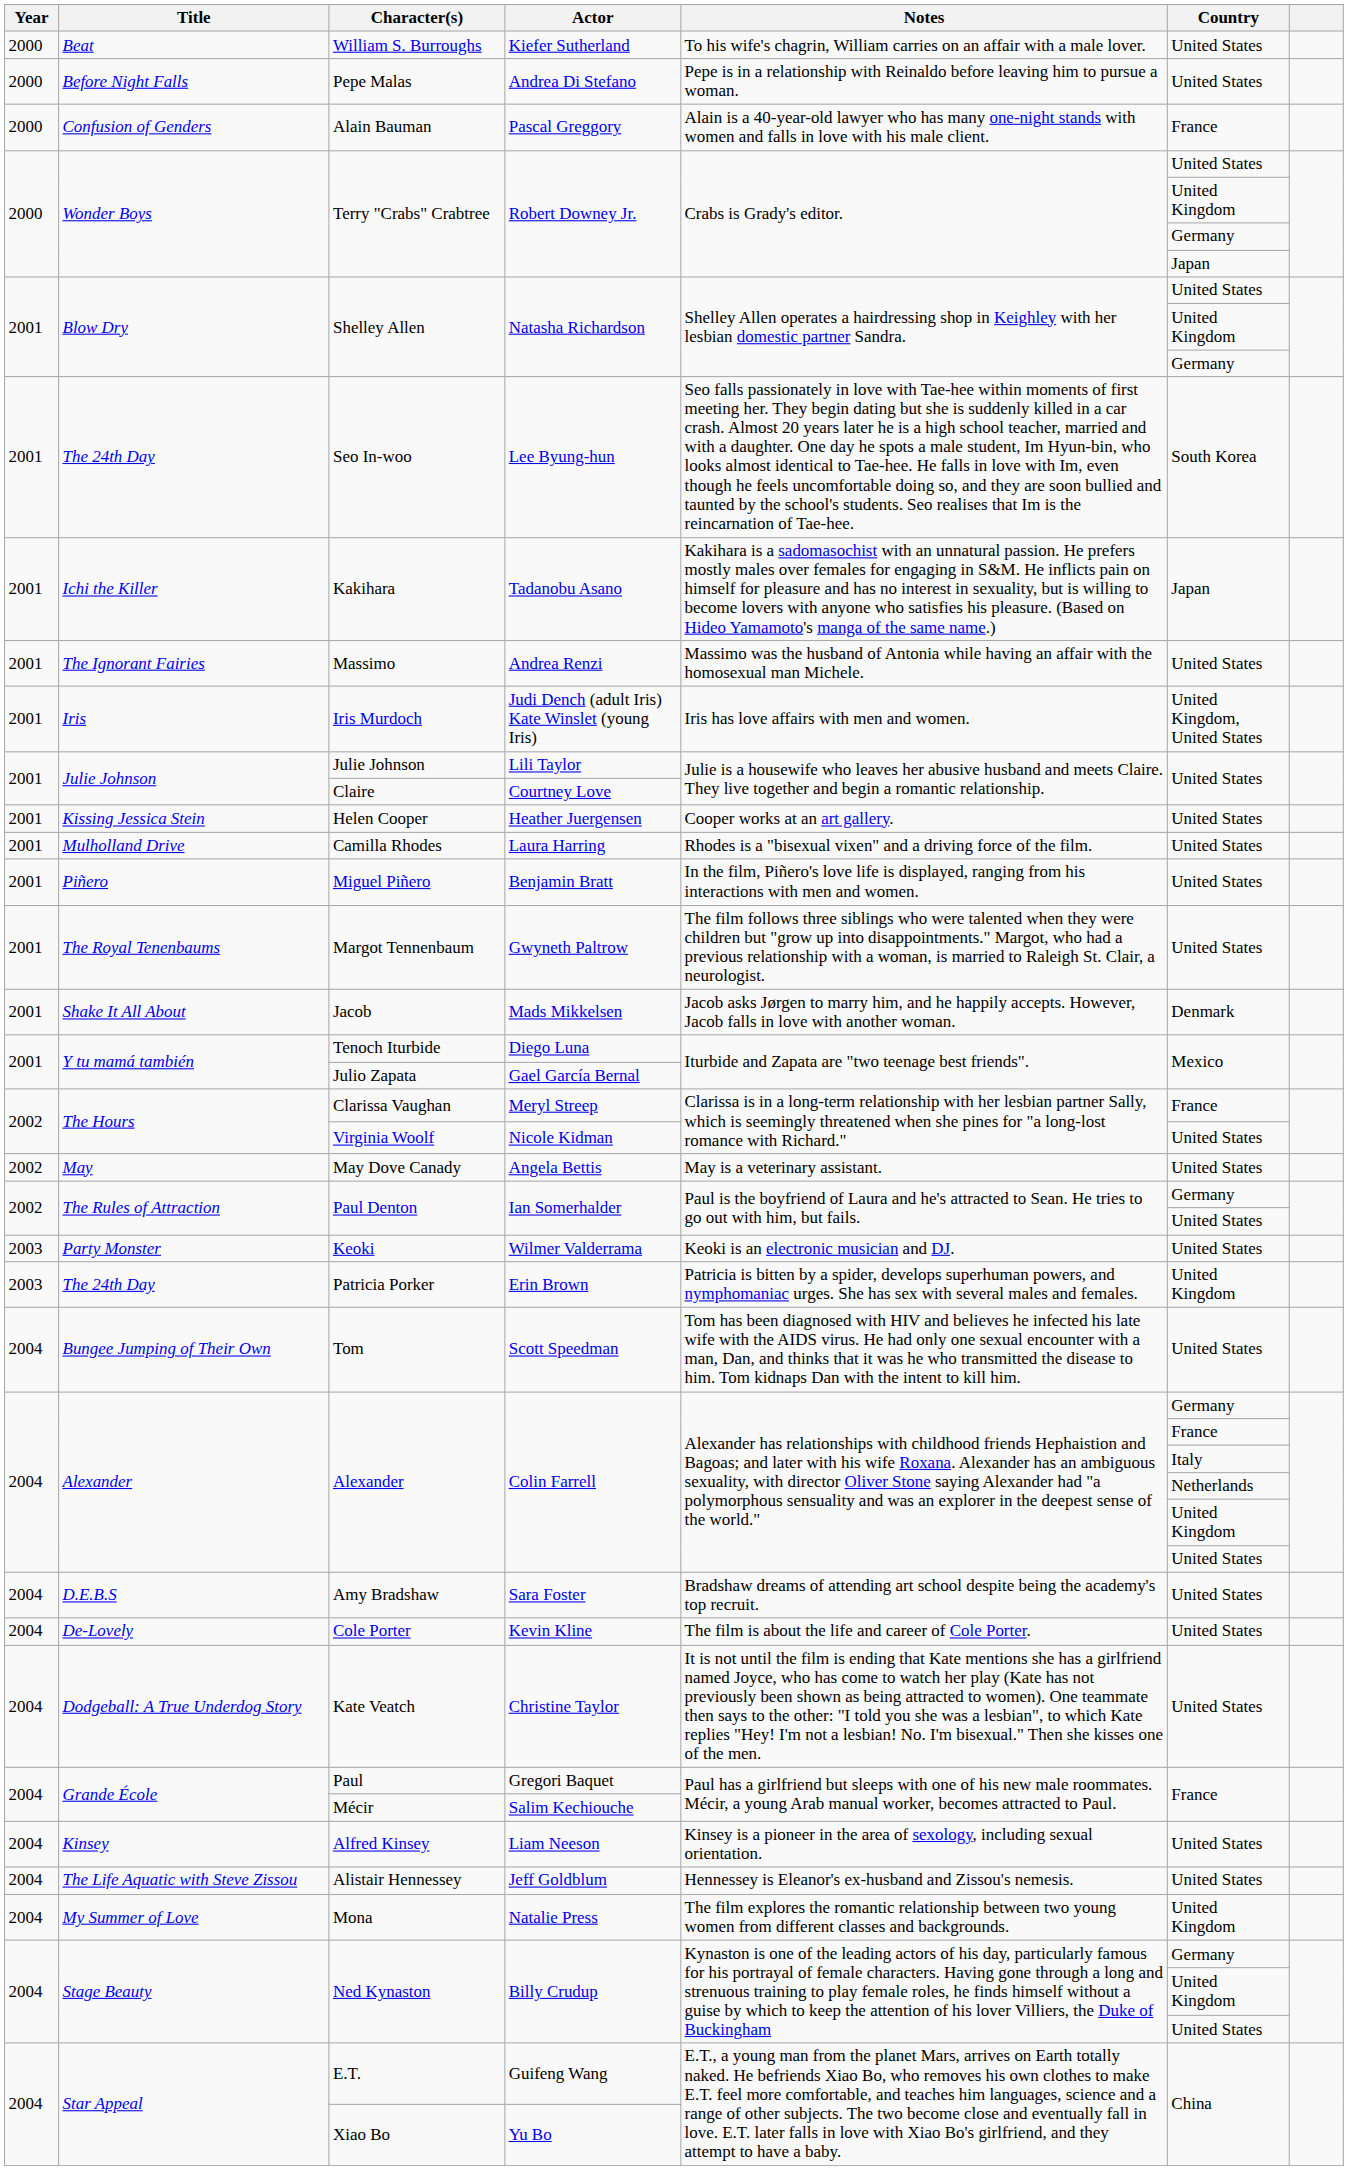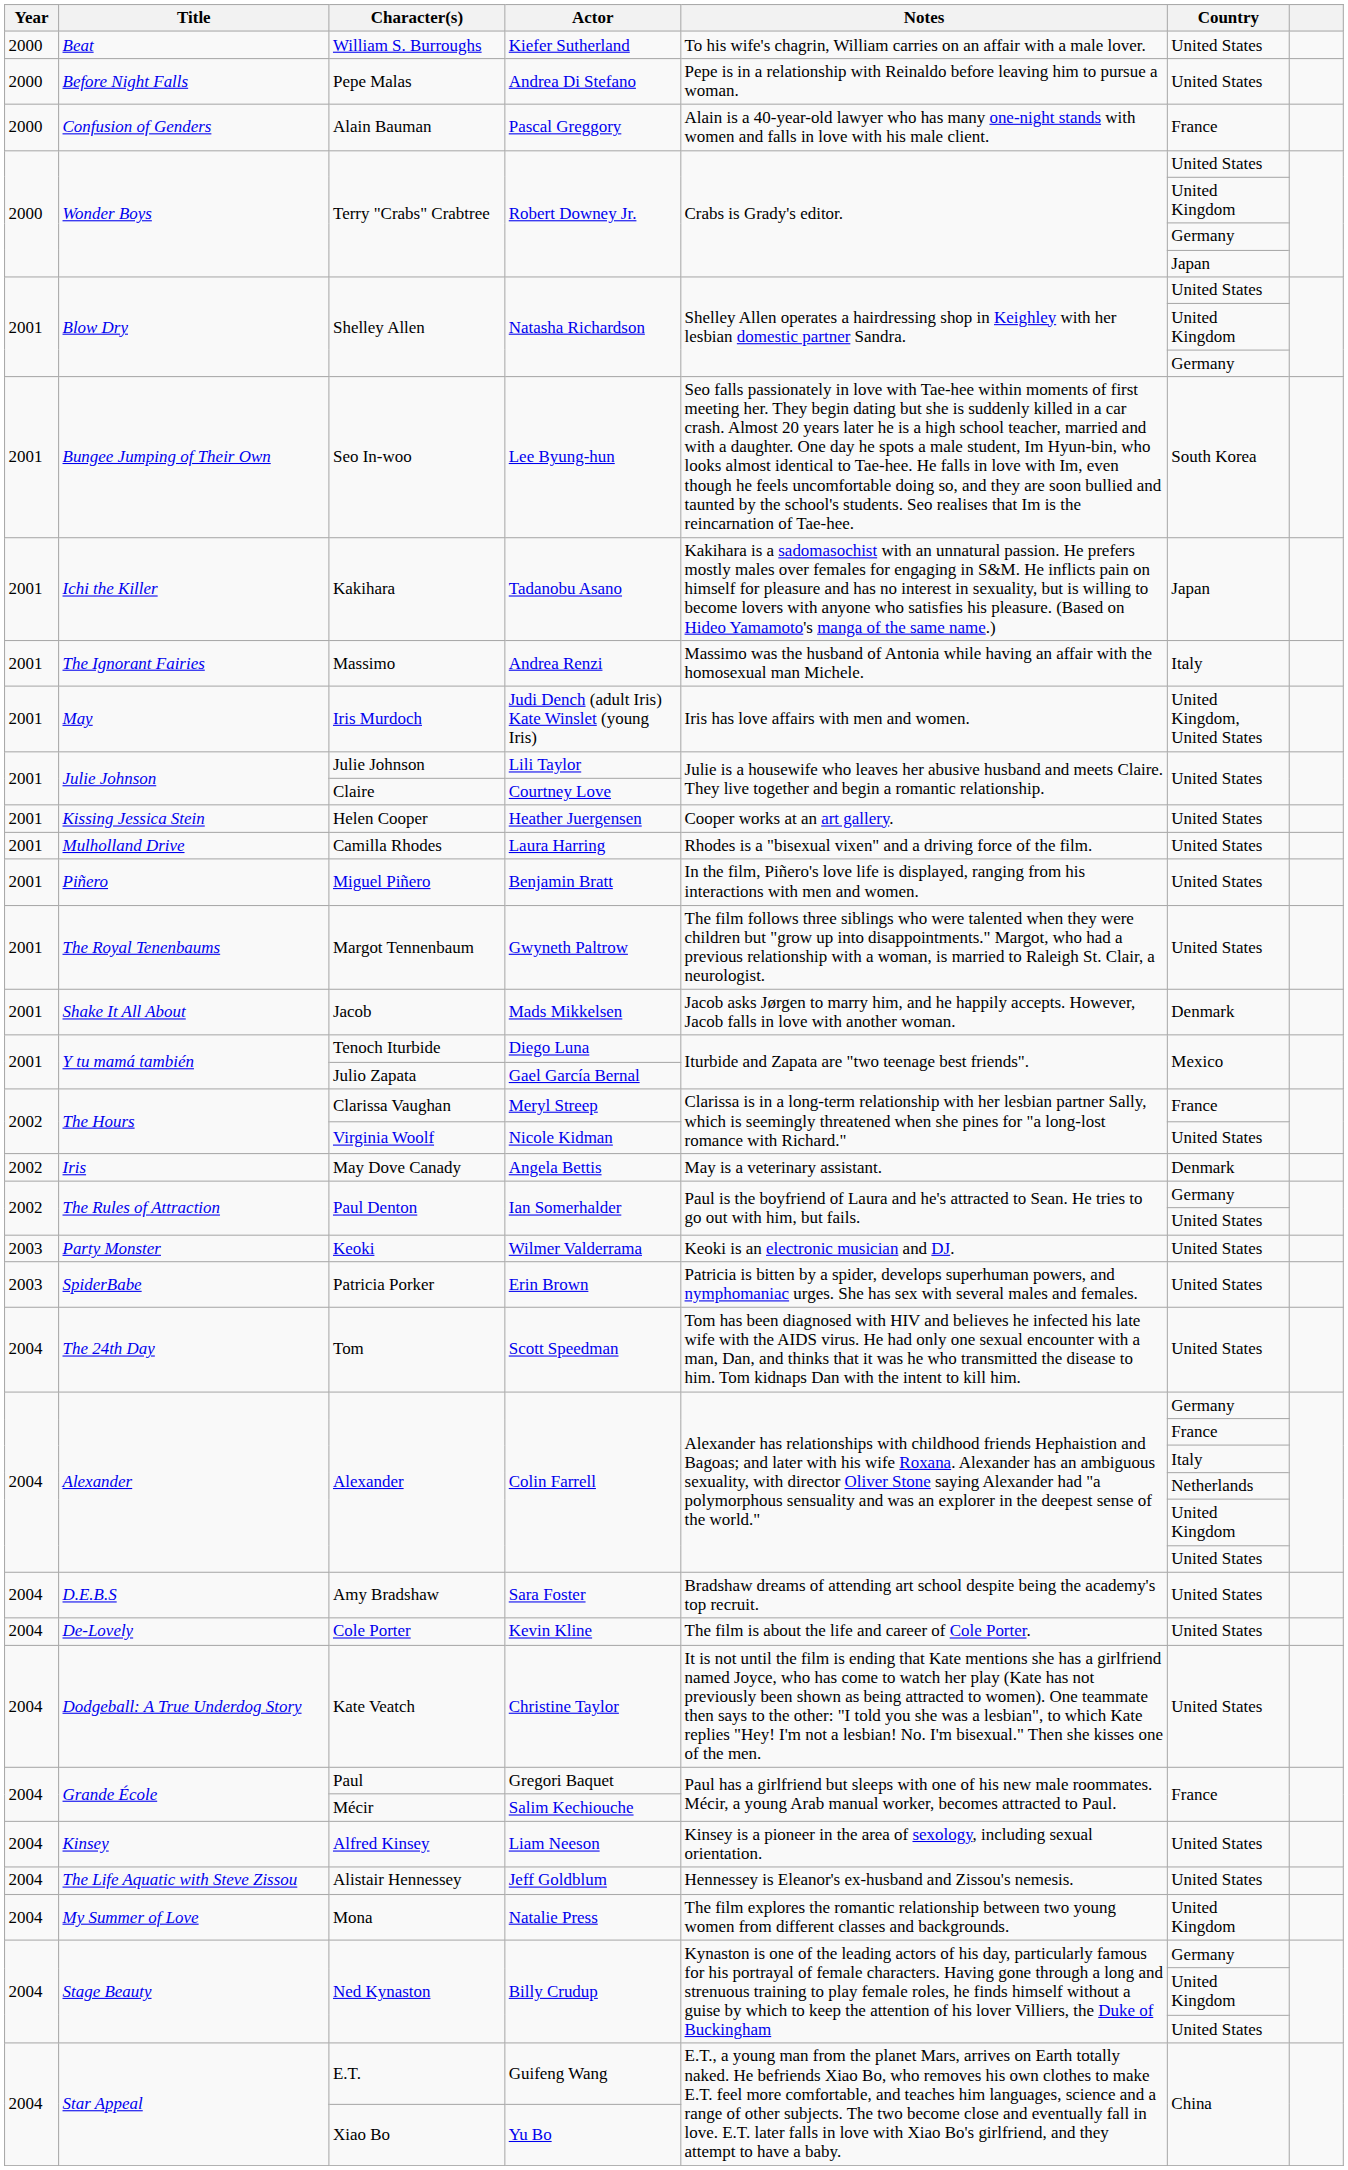(109, 456) The 24th Day -> (167, 456) Bungee Jumping of Their Own
(1217, 663) United States -> (1187, 663) Italy
(74, 718) Iris -> (78, 718) May
(78, 1167) May -> (74, 1167) Iris
(1217, 1167) United States -> (1203, 1167) Denmark
(109, 1284) The 24th Day -> (102, 1284) SpiderBabe
(1203, 1284) United Kingdom -> (1217, 1284) United States
(167, 1349) Bungee Jumping of Their Own -> (109, 1349) The 24th Day
